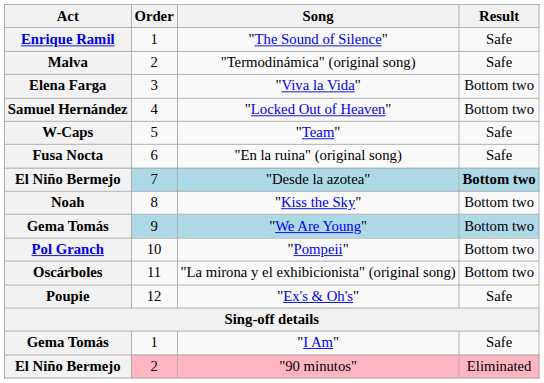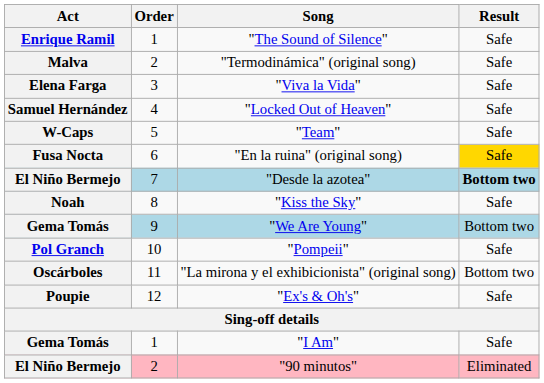(499, 86) Bottom two -> (499, 86) Safe
(499, 109) Bottom two -> (499, 109) Safe
(499, 156) no background -> (499, 156) gold background
(499, 202) Bottom two -> (499, 202) Safe
(499, 249) Bottom two -> (499, 249) Safe
